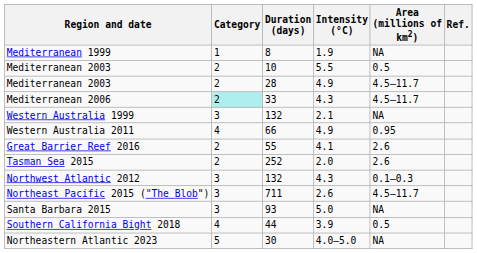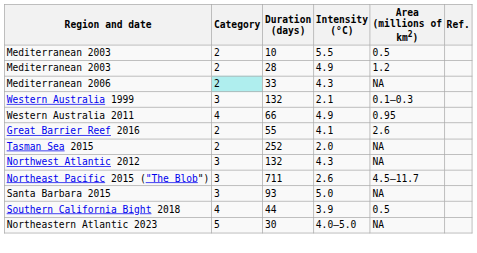- row: (59, 53)
(396, 84) 4.5–11.7 -> (381, 68) 1.2
(396, 100) 4.5–11.7 -> (378, 84) NA
(378, 115) NA -> (393, 100) 0.1–0.3
(381, 162) 2.6 -> (378, 147) NA
(393, 178) 0.1–0.3 -> (378, 162) NA
